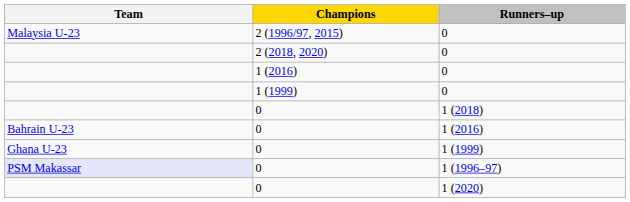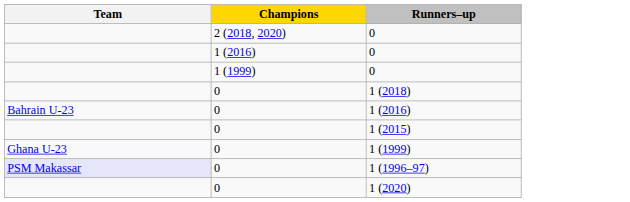- row: (299, 33)
+ row: (217, 129)
